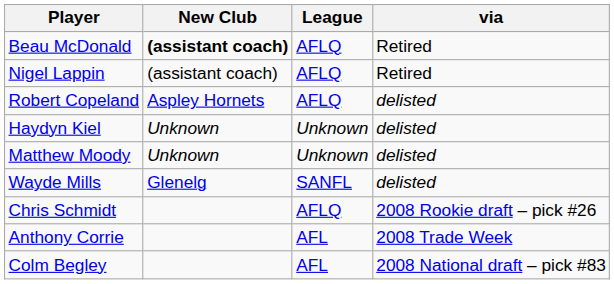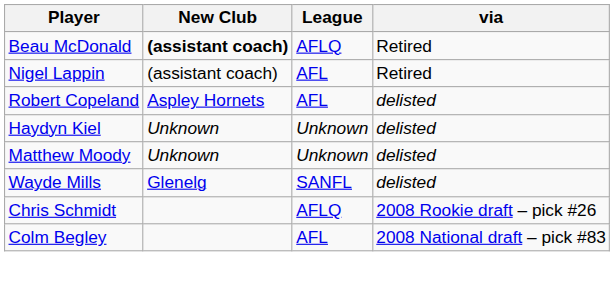(319, 73) AFLQ -> (312, 73) AFL
(319, 100) AFLQ -> (312, 100) AFL
- row: (66, 237)
